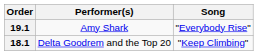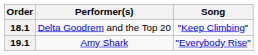rows swapped: (20, 43) <-> (20, 27)
